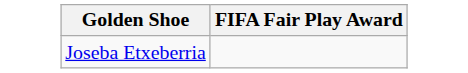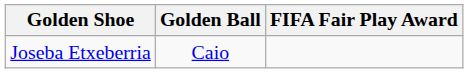+ column: (210, 20)
